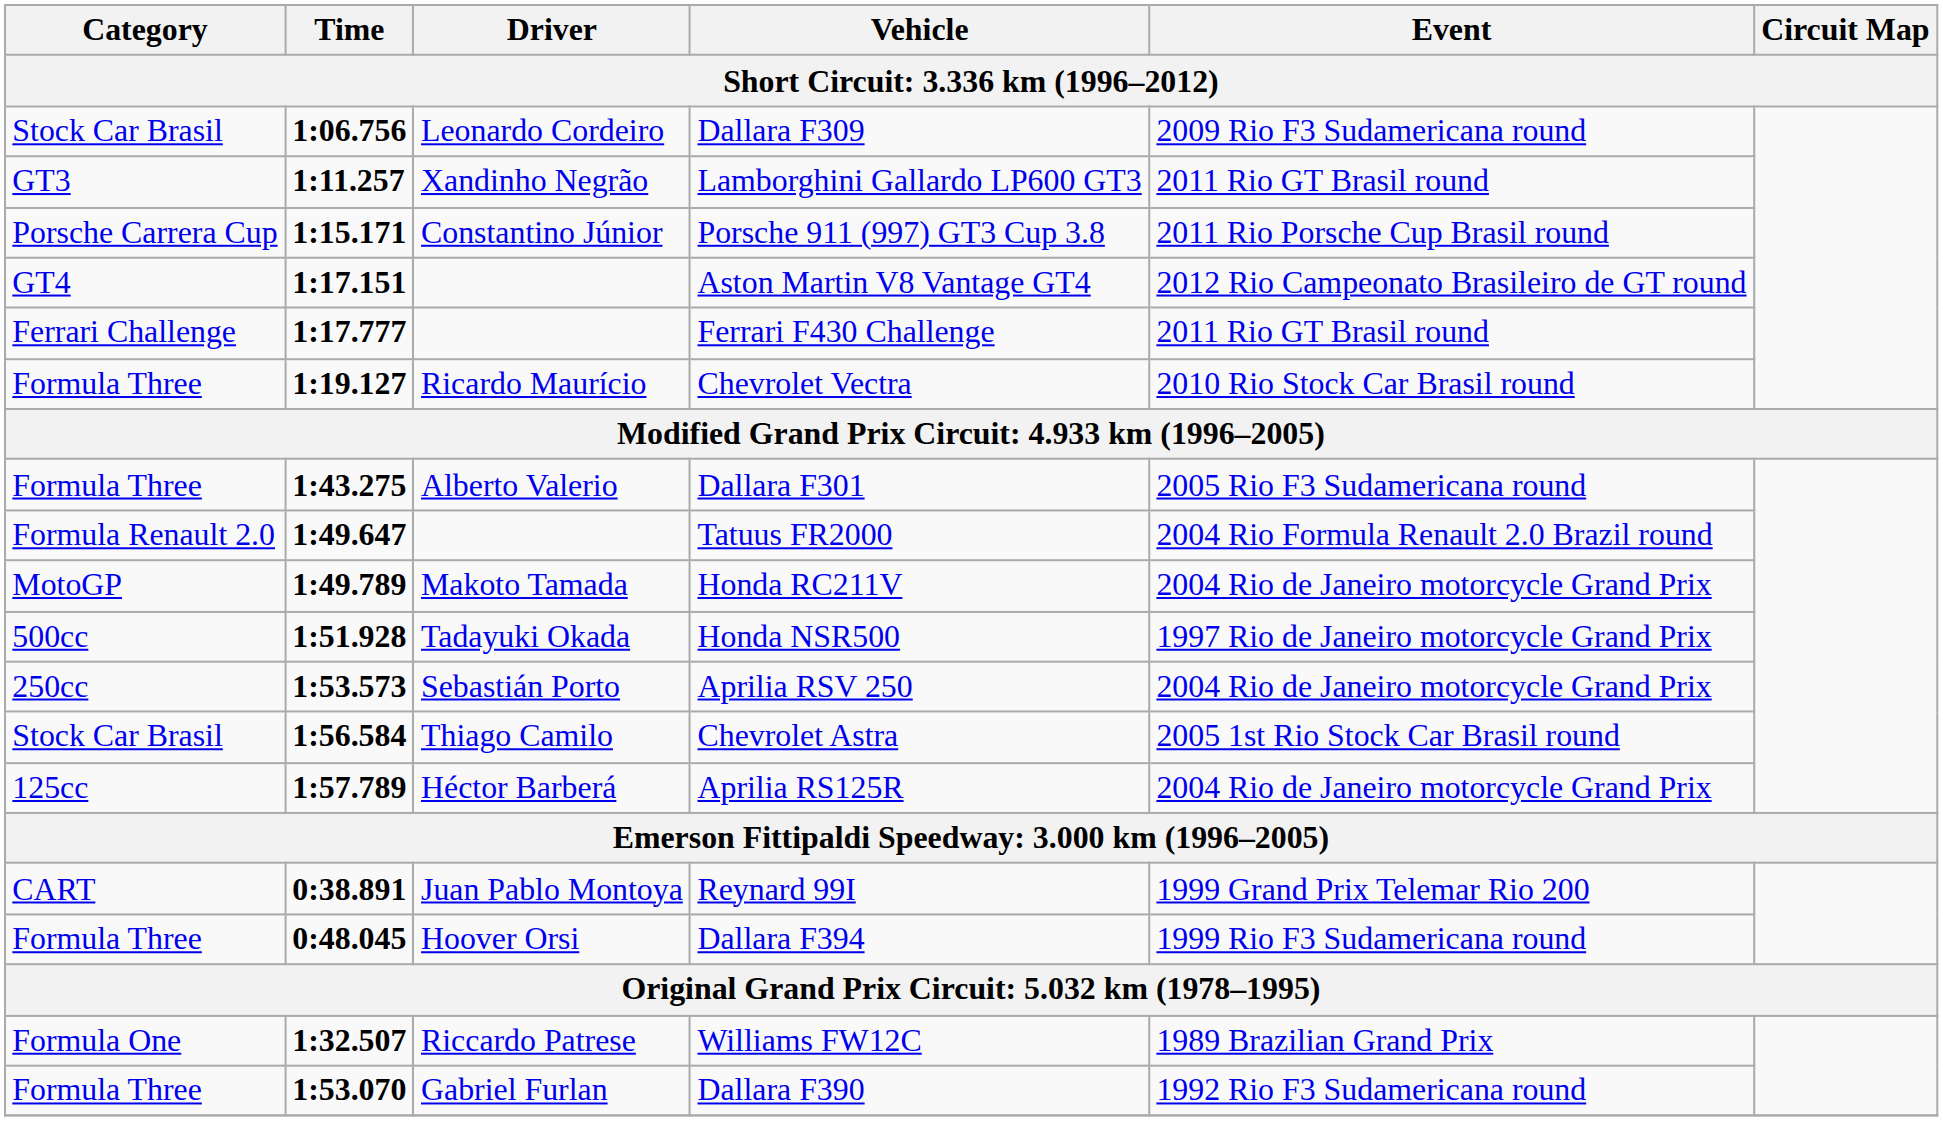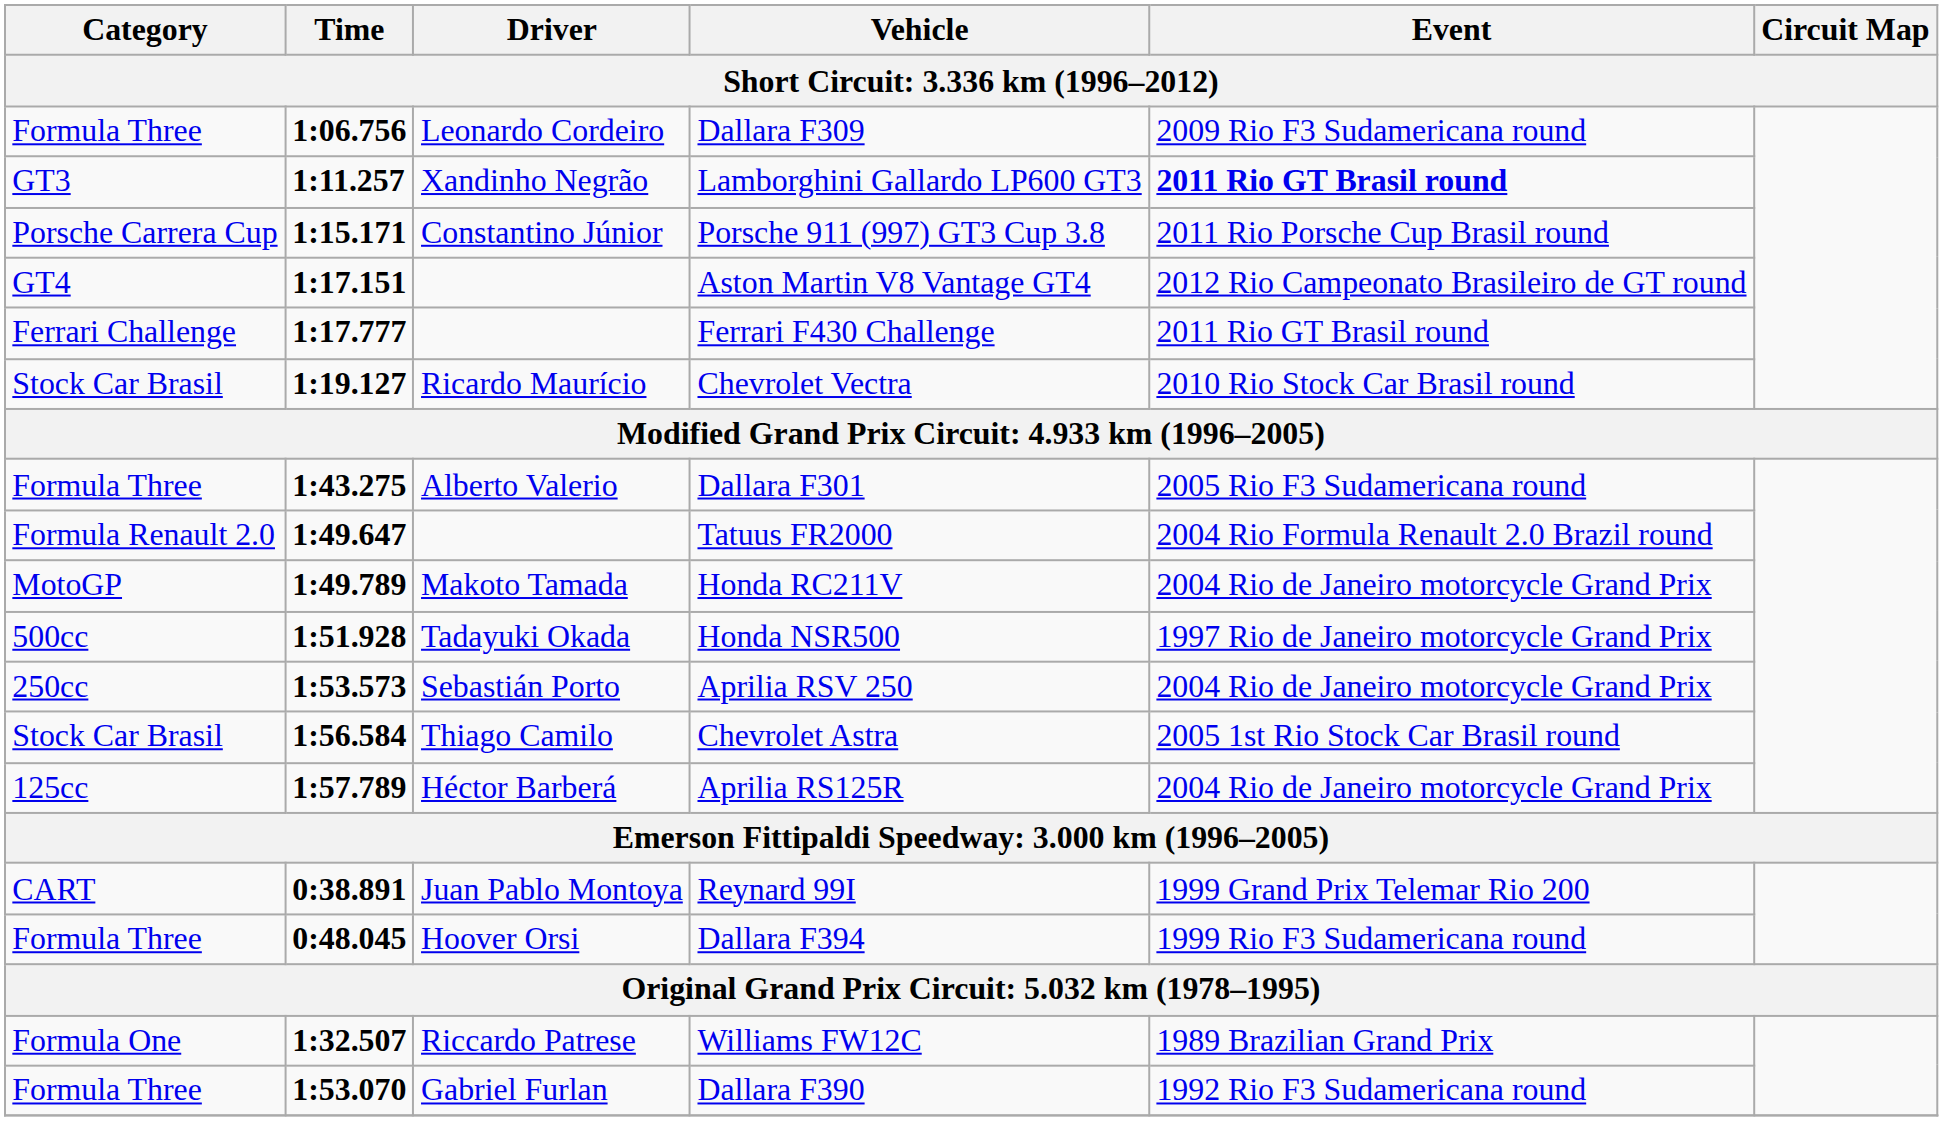(118, 130) Stock Car Brasil -> (107, 130) Formula Three
(1323, 181) normal -> (1332, 181) bold
(107, 383) Formula Three -> (118, 383) Stock Car Brasil
